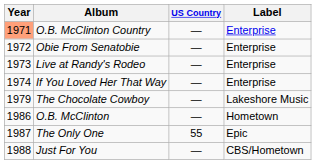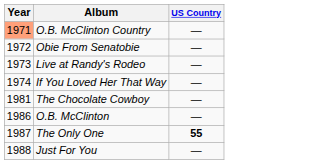- column: (267, 13)
(19, 99) 1979 -> (19, 99) 1981
(196, 133) normal -> (196, 133) bold
